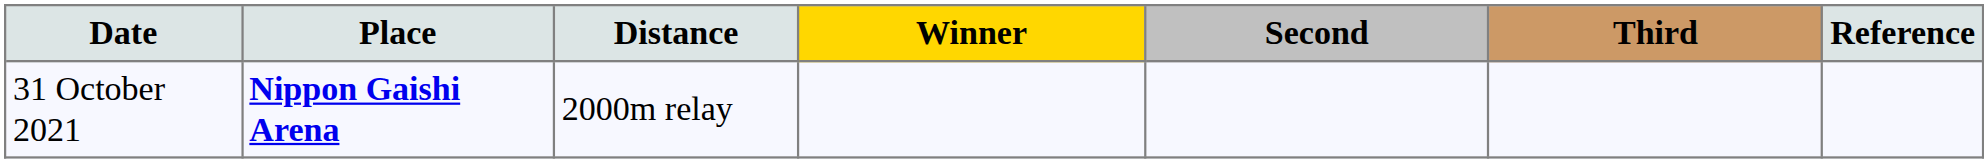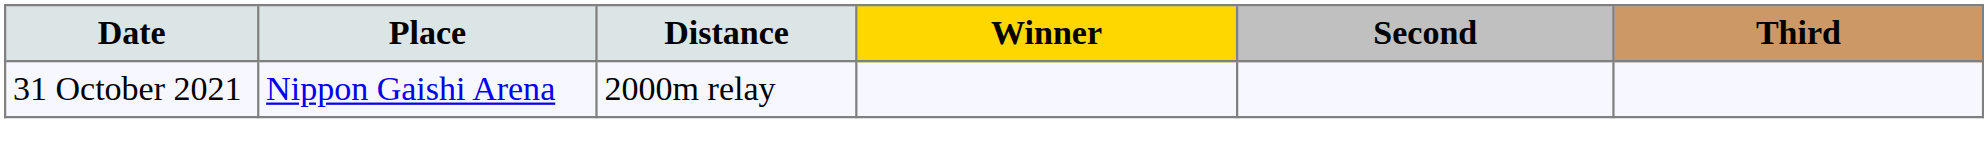- column: (1903, 32)
(355, 108) bold -> (411, 88) normal
